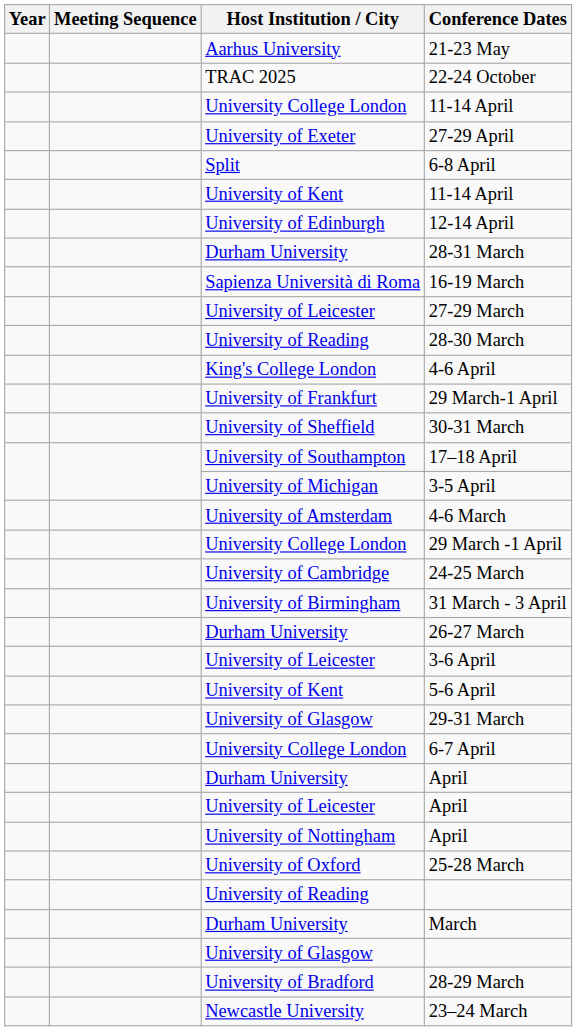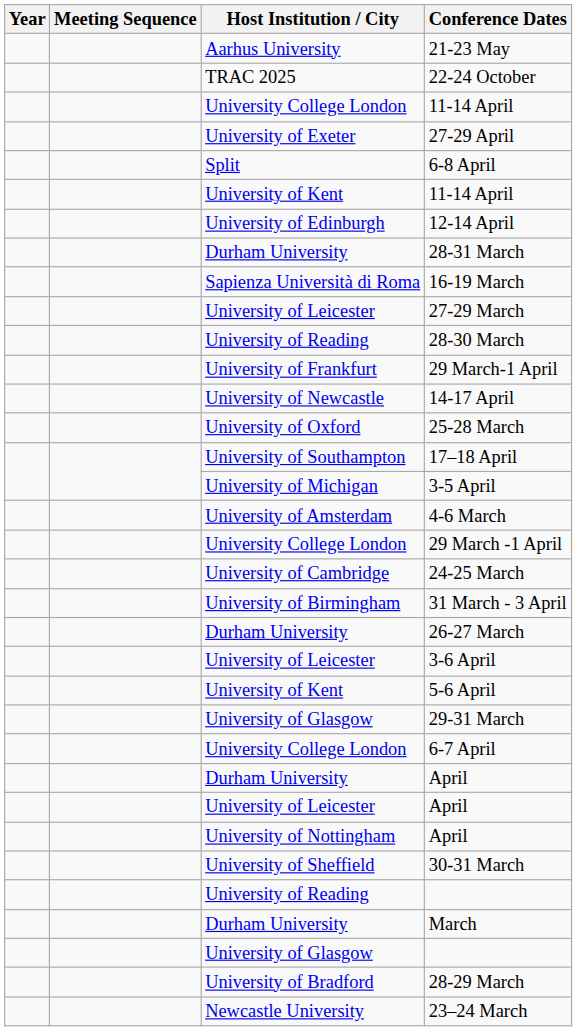- row: (291, 369)
+ row: (295, 398)
rows swapped: (283, 865) <-> (290, 427)
